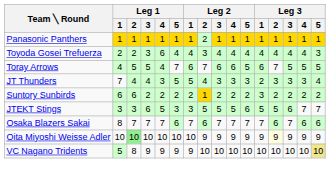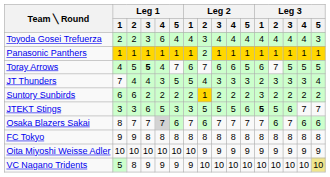rows swapped: (47, 39) <-> (54, 53)
(148, 67) normal -> (148, 67) bold
(262, 109) normal -> (262, 109) bold
(162, 123) no background -> (162, 123) lightgrey background
+ row: (25, 137)
(134, 137) lightgreen background -> (134, 151) no background
(276, 137) lightyellow background -> (276, 151) no background
